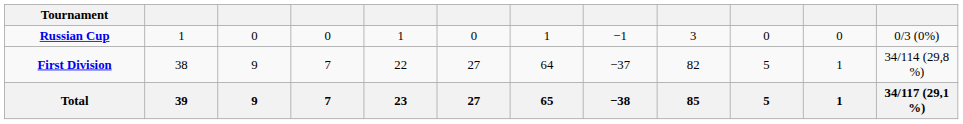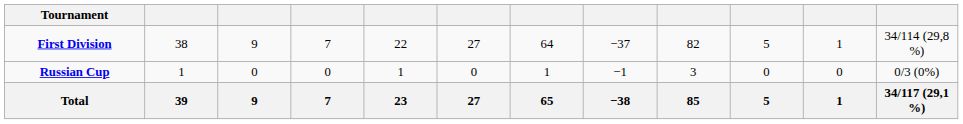rows swapped: (75, 64) <-> (75, 36)
